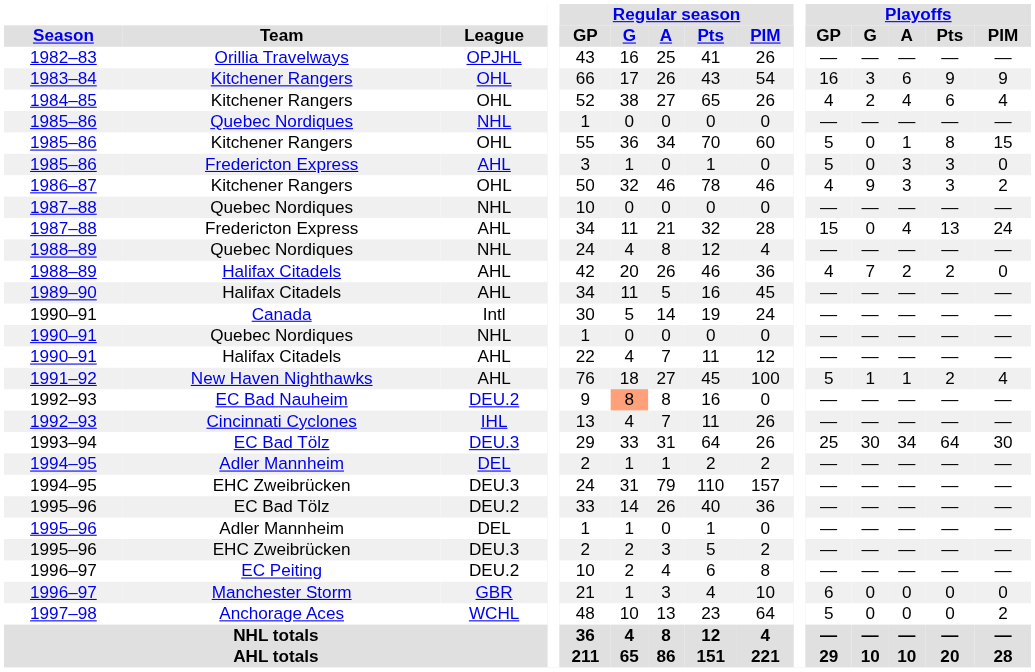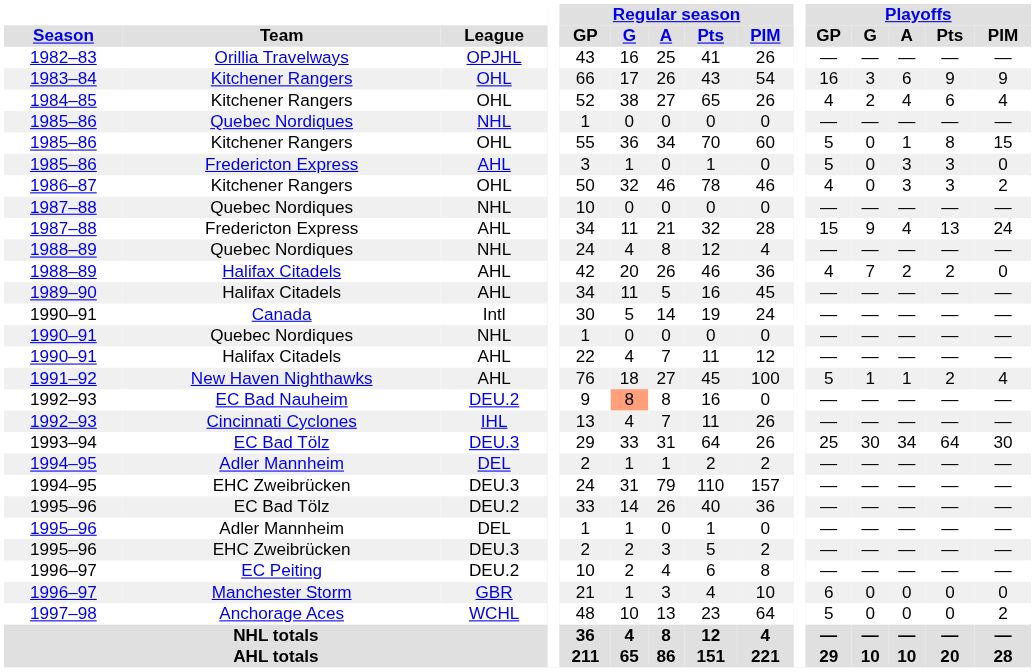(870, 185) 9 -> (870, 185) 0
(870, 228) 0 -> (870, 228) 9
